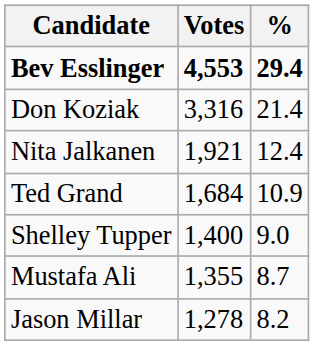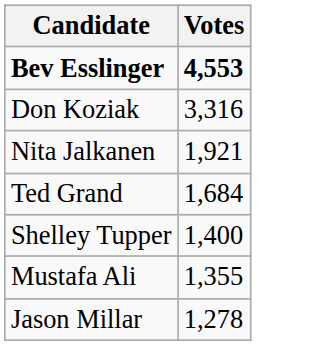- column: (280, 25)
